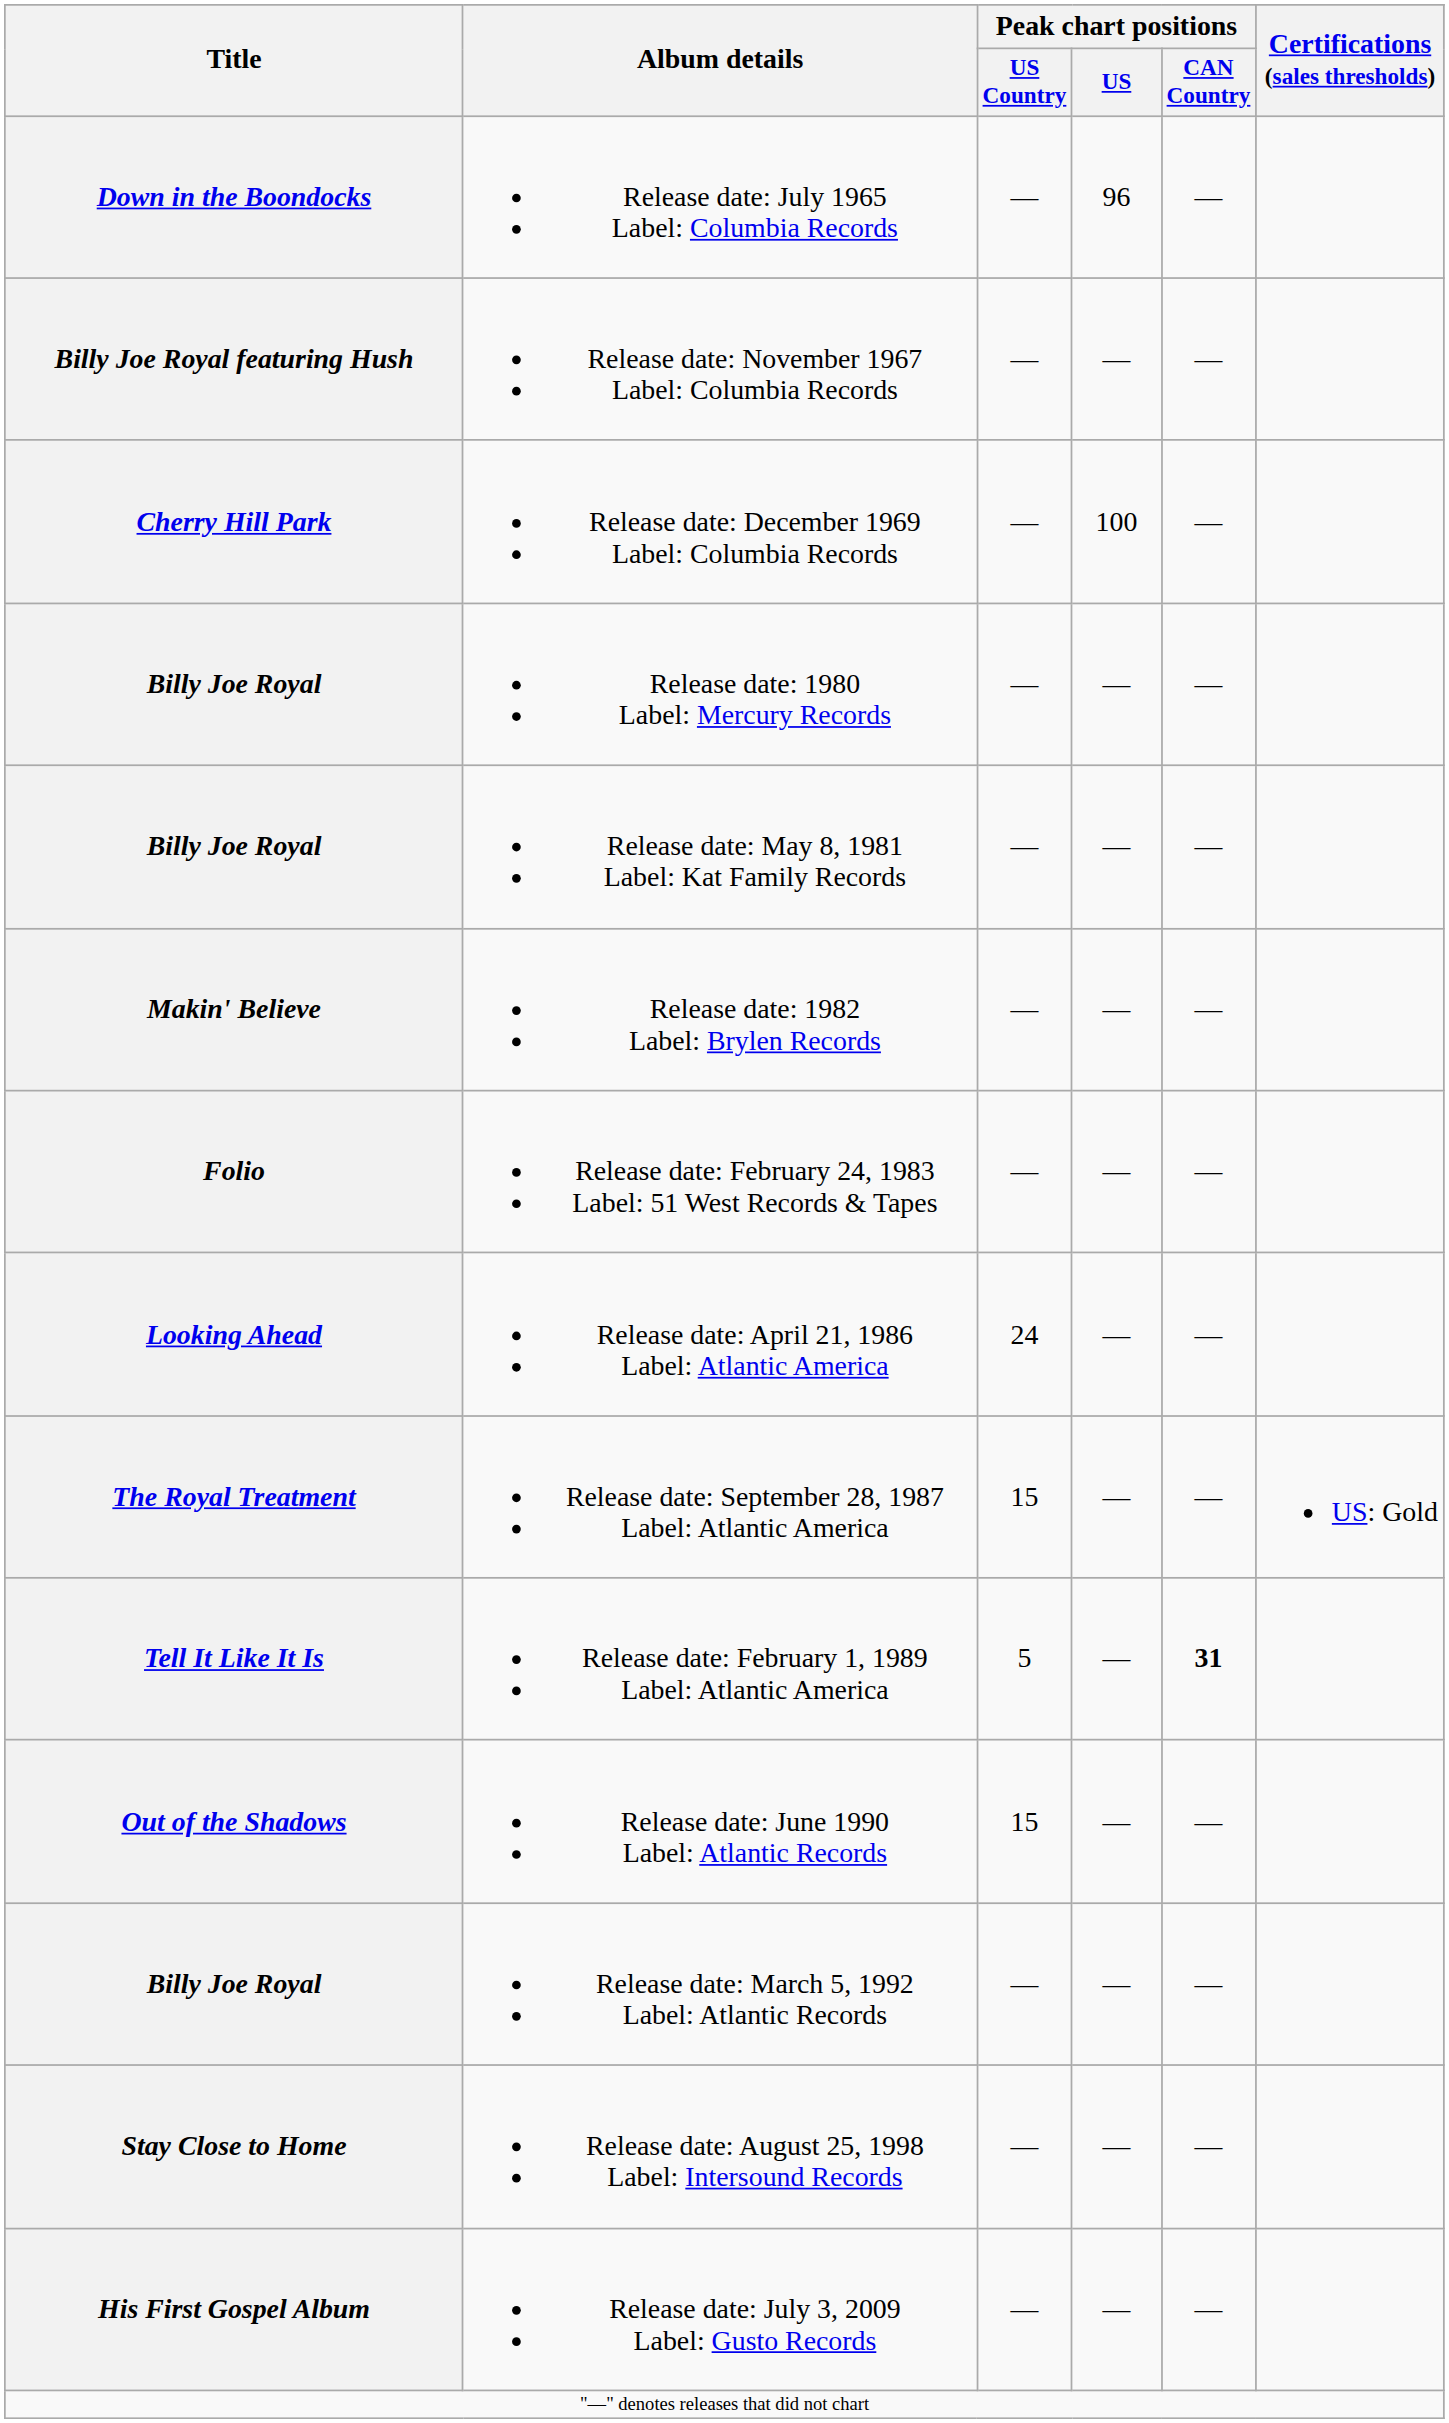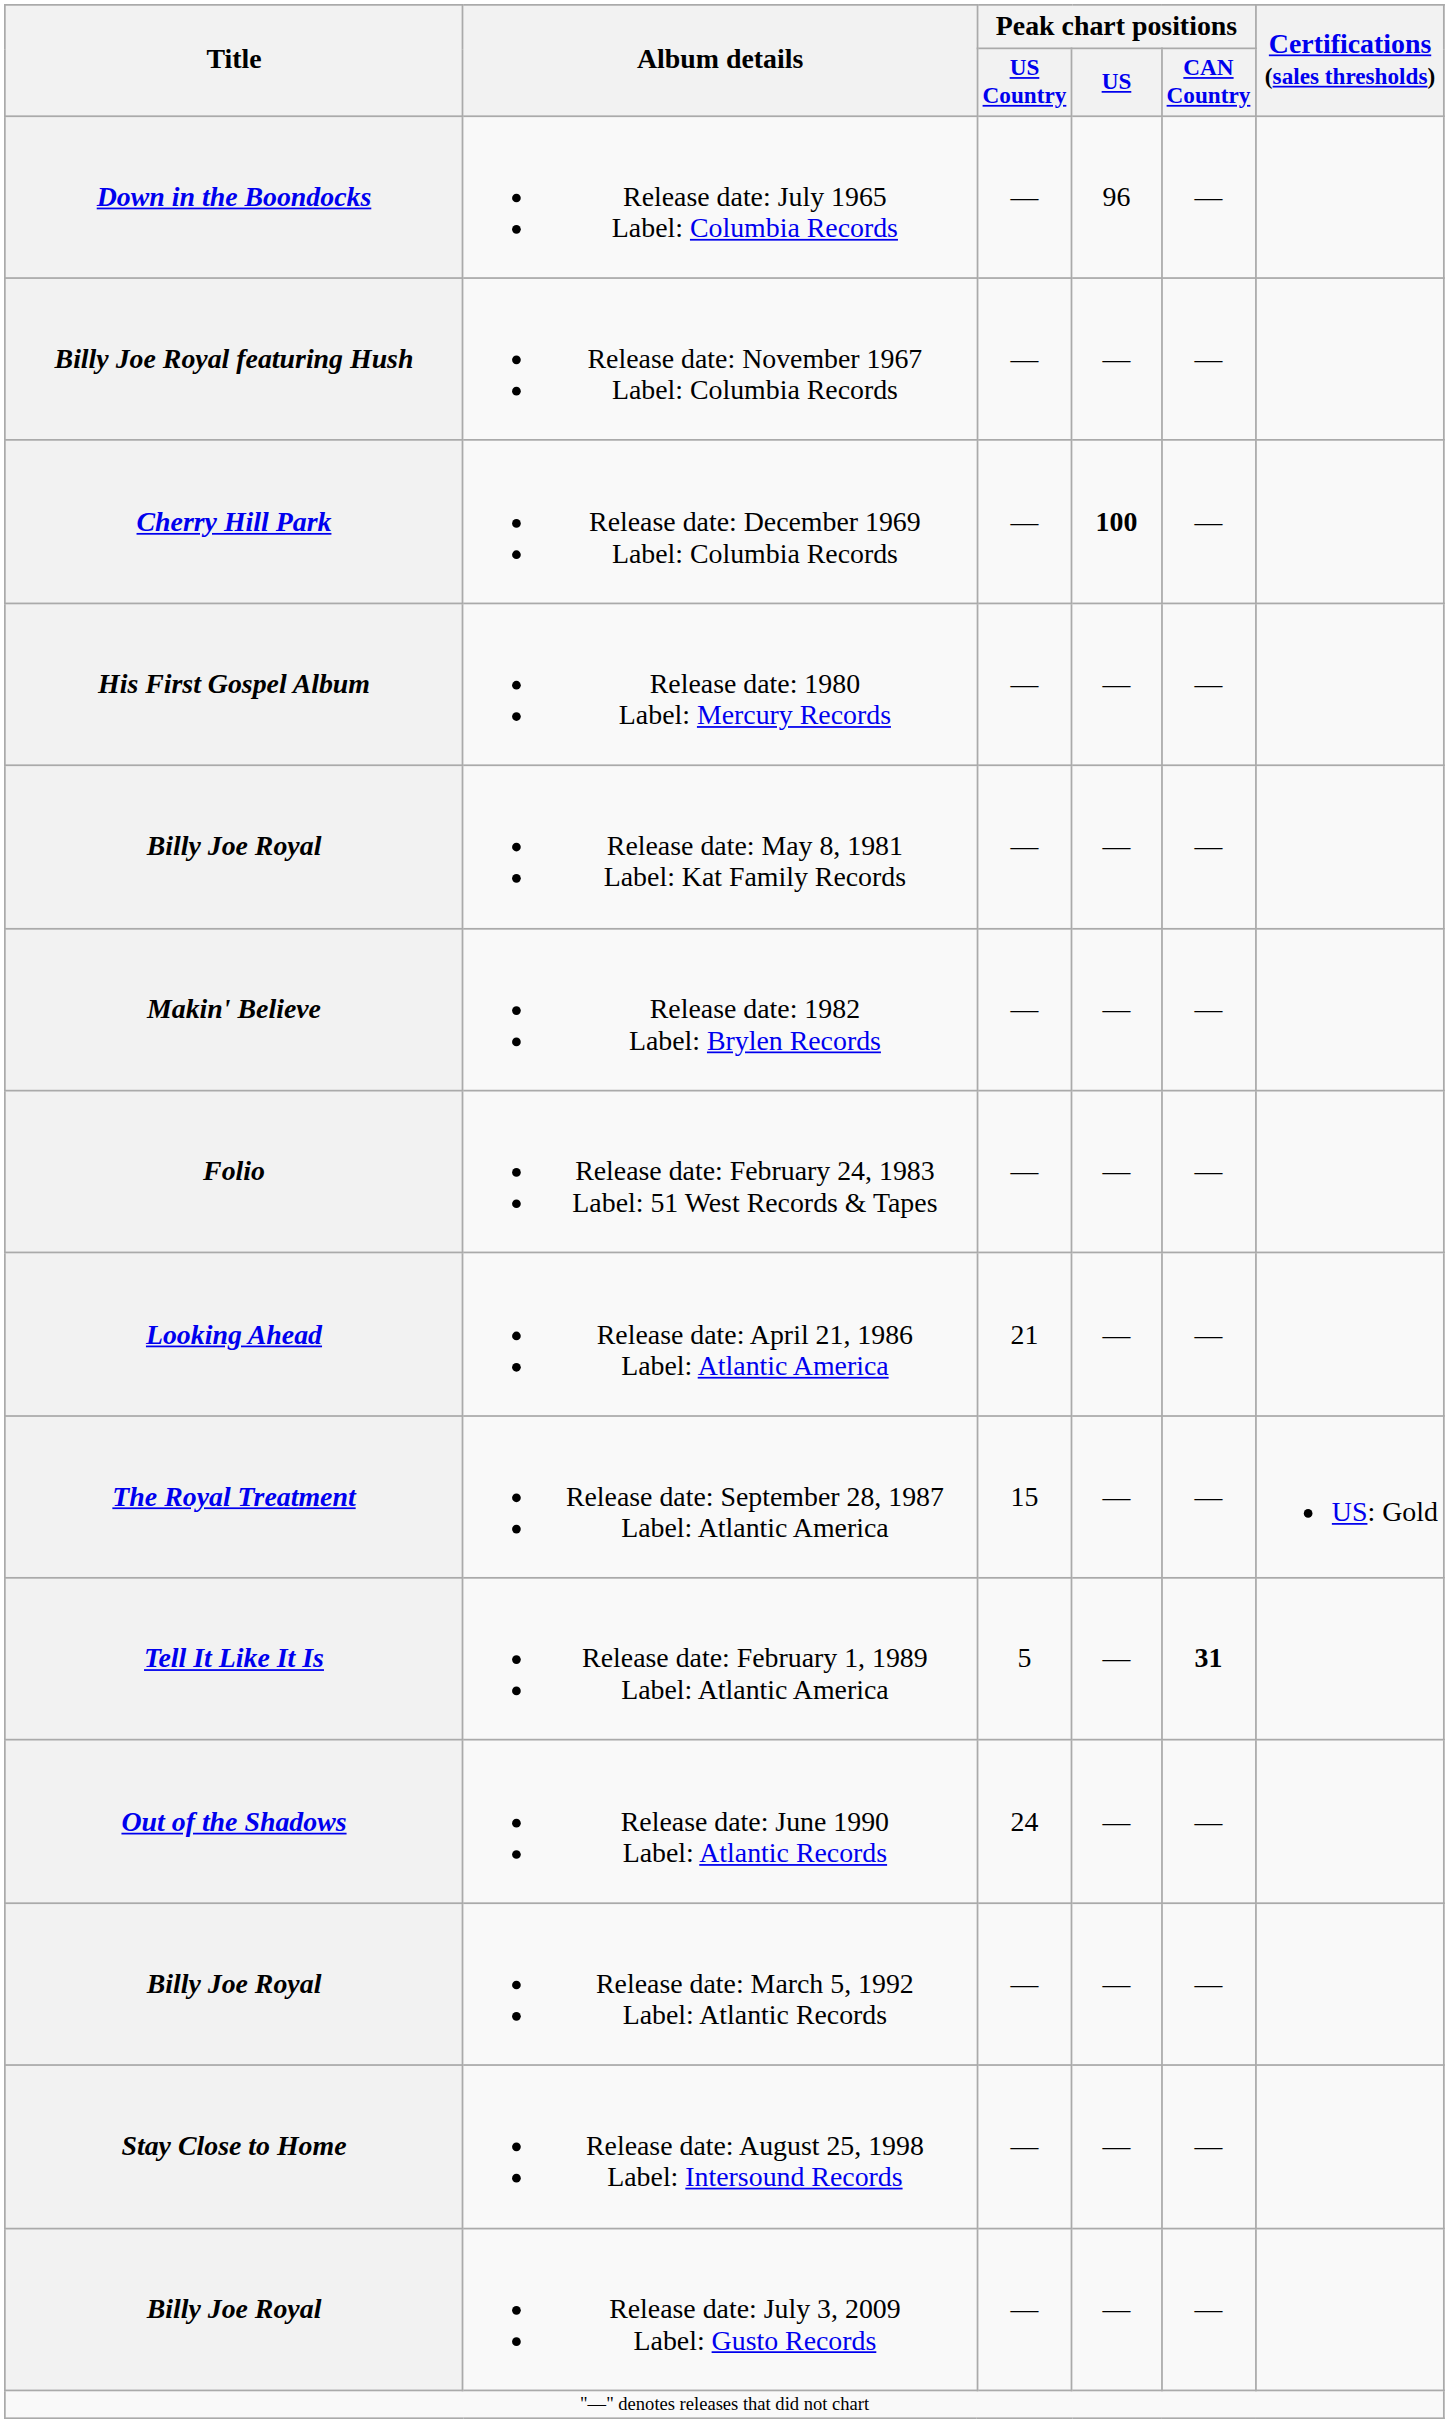(1116, 521) normal -> (1116, 521) bold
(234, 683) Billy Joe Royal -> (234, 683) His First Gospel Album
(1024, 1333) 24 -> (1024, 1333) 21
(1024, 1821) 15 -> (1024, 1821) 24
(234, 2308) His First Gospel Album -> (234, 2308) Billy Joe Royal
